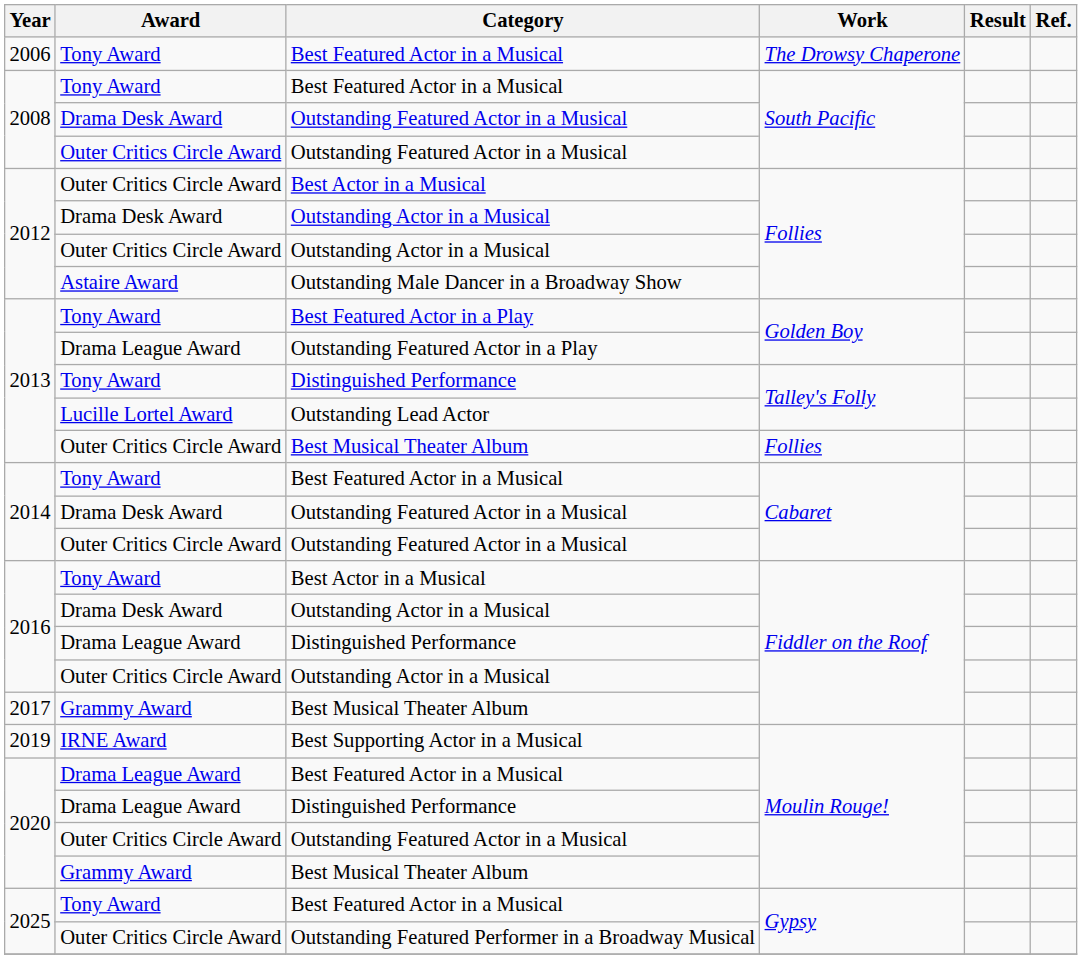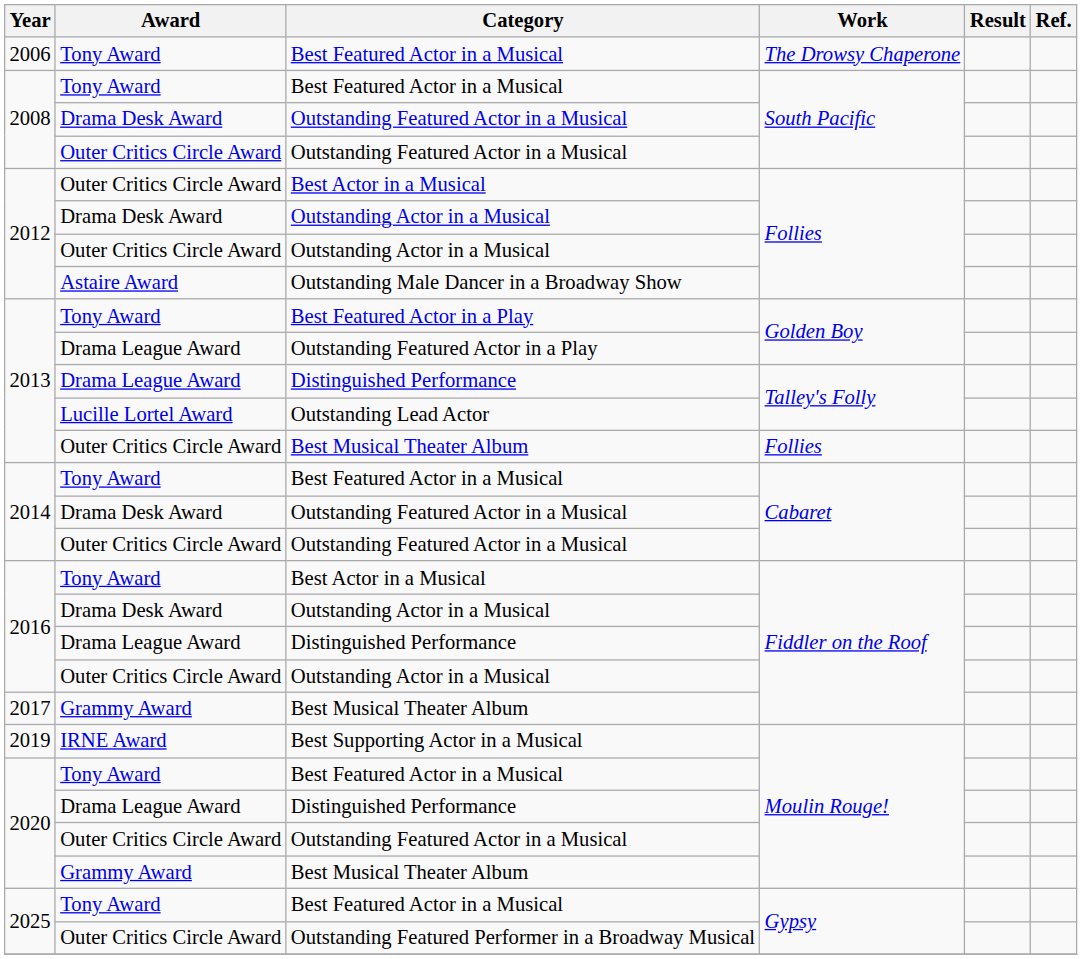(110, 380) Tony Award -> (150, 380) Drama League Award
(150, 773) Drama League Award -> (110, 773) Tony Award
